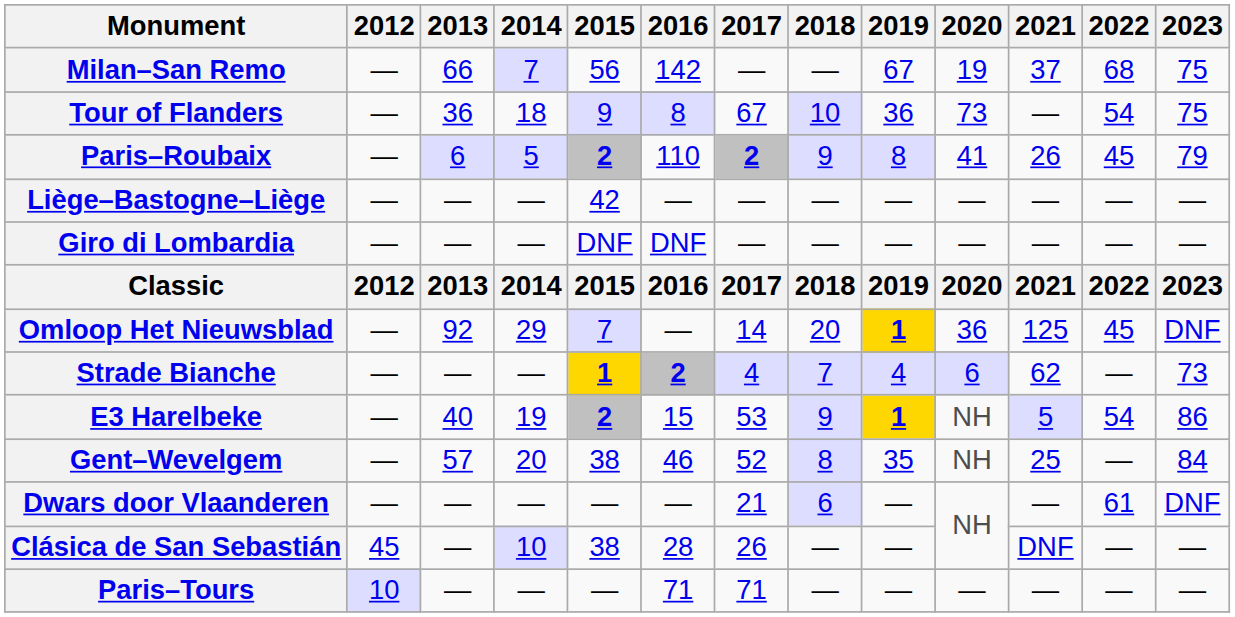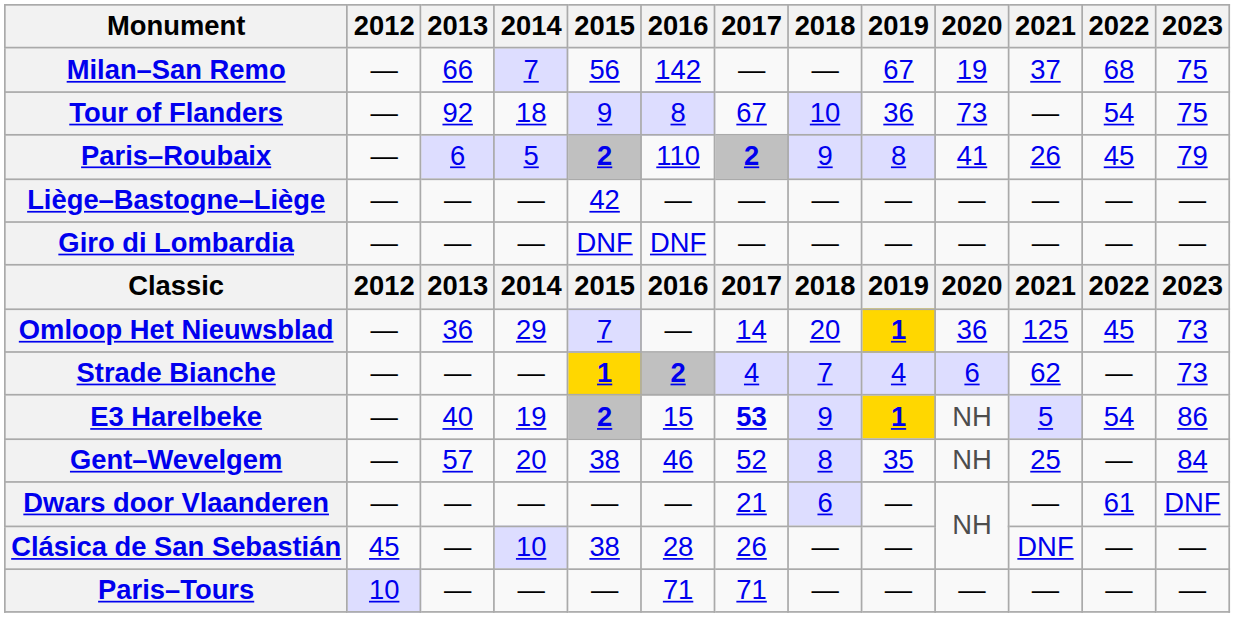(458, 112) 36 -> (458, 112) 92
(458, 329) 92 -> (458, 329) 36
(1192, 329) DNF -> (1192, 329) 73
(752, 416) normal -> (752, 416) bold
